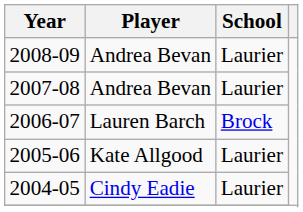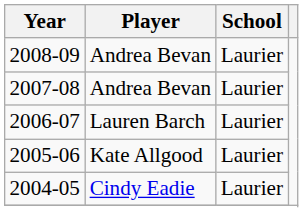(247, 121) Brock -> (252, 121) Laurier
